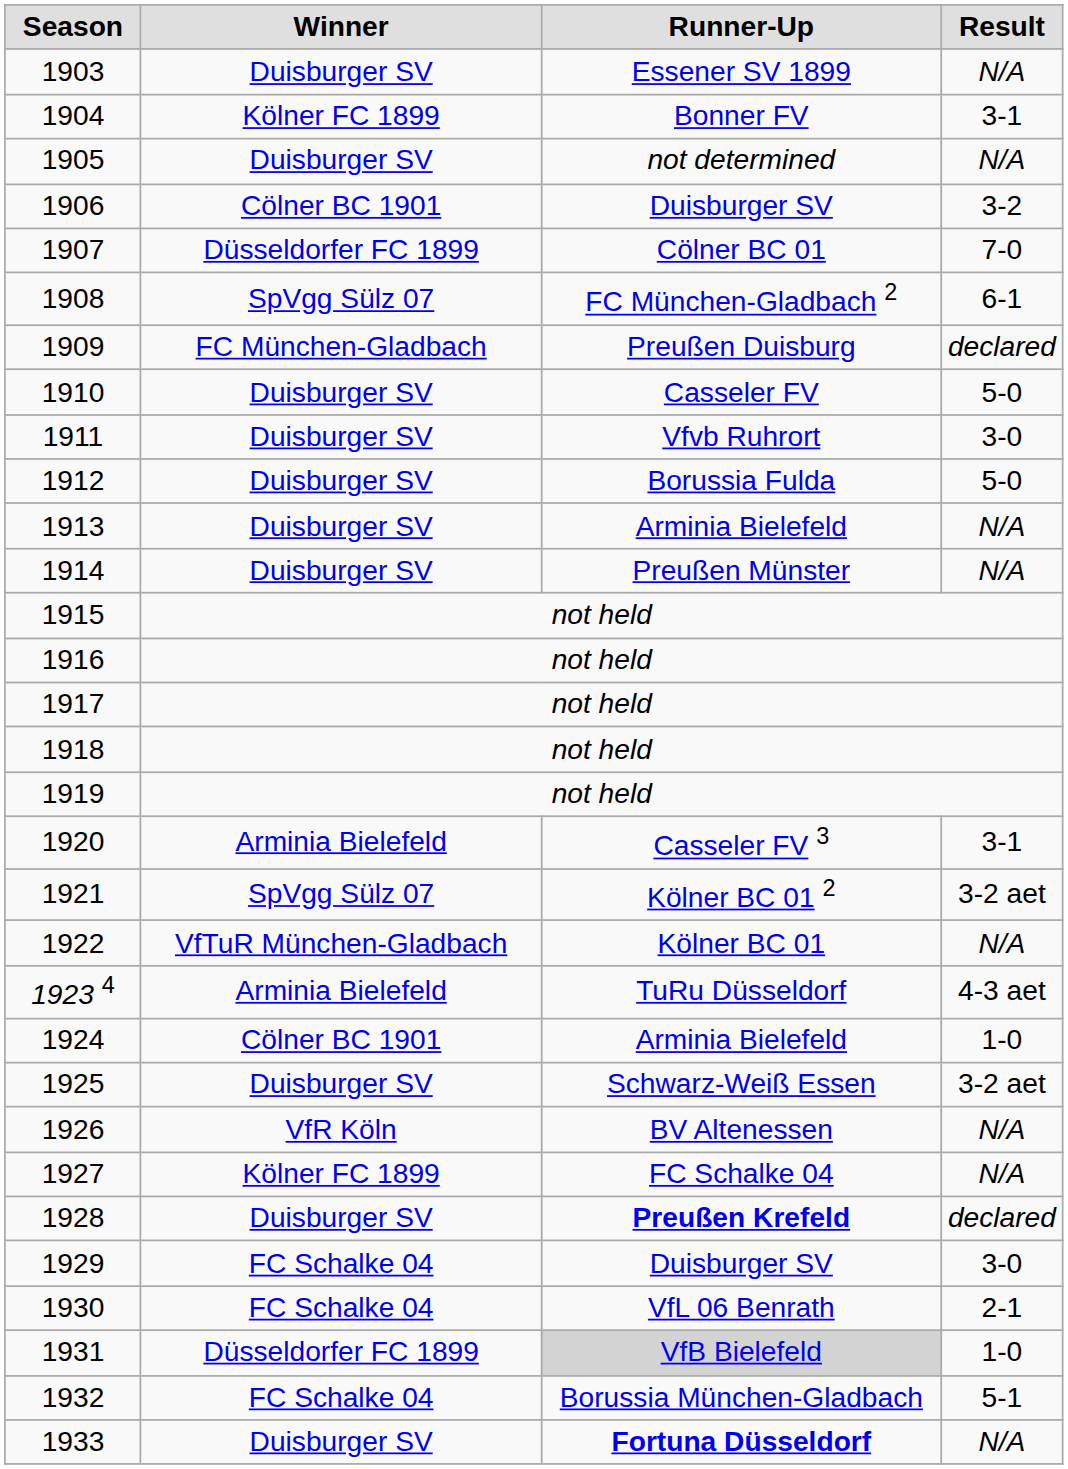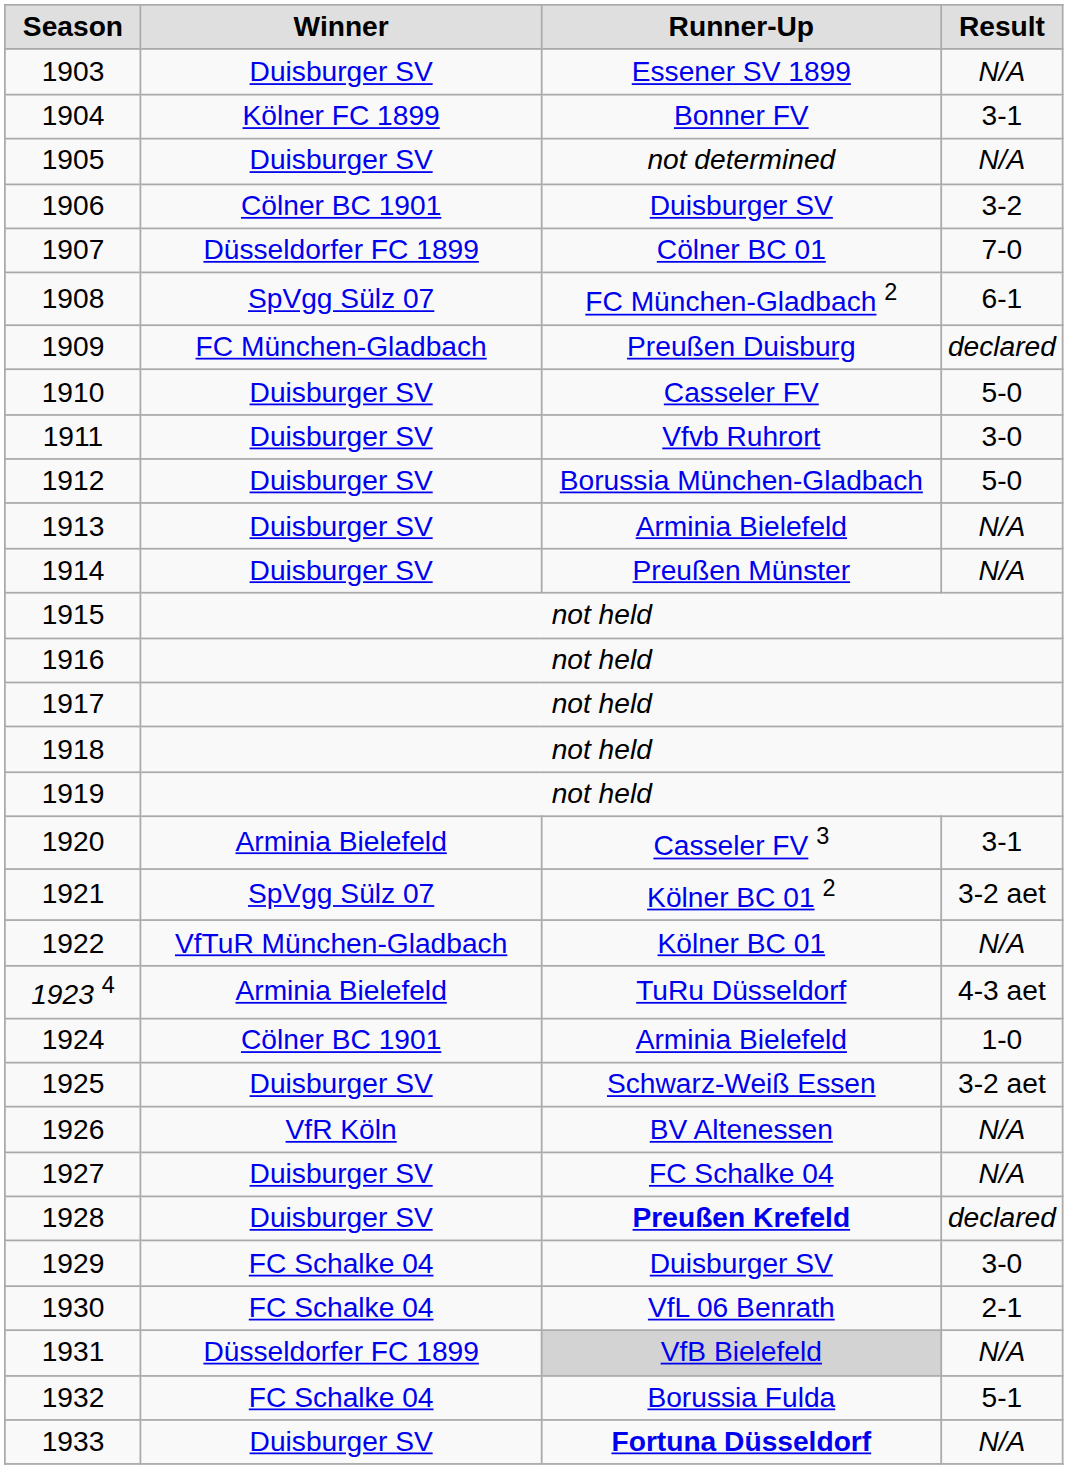(741, 481) Borussia Fulda -> (741, 481) Borussia München-Gladbach
(341, 1173) Kölner FC 1899 -> (341, 1173) Duisburger SV
(1002, 1352) 1-0 -> (1002, 1352) N/A
(741, 1397) Borussia München-Gladbach -> (741, 1397) Borussia Fulda
